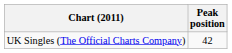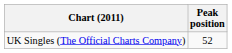(207, 40) 42 -> (207, 40) 52
